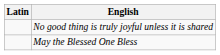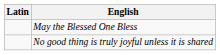rows swapped: (85, 42) <-> (123, 27)
